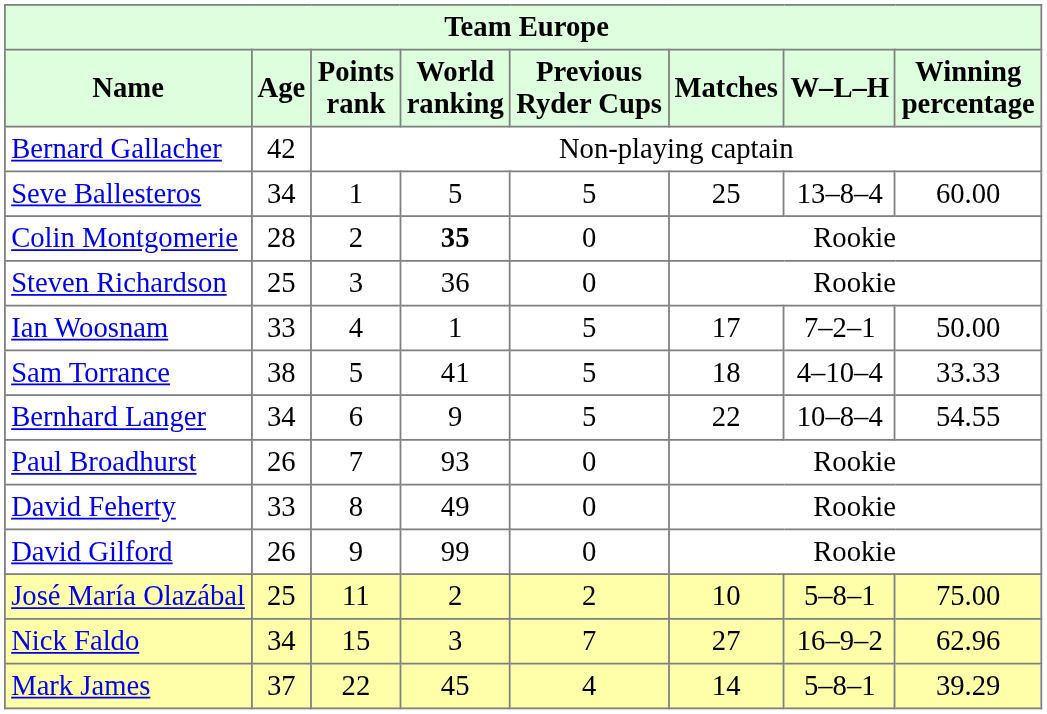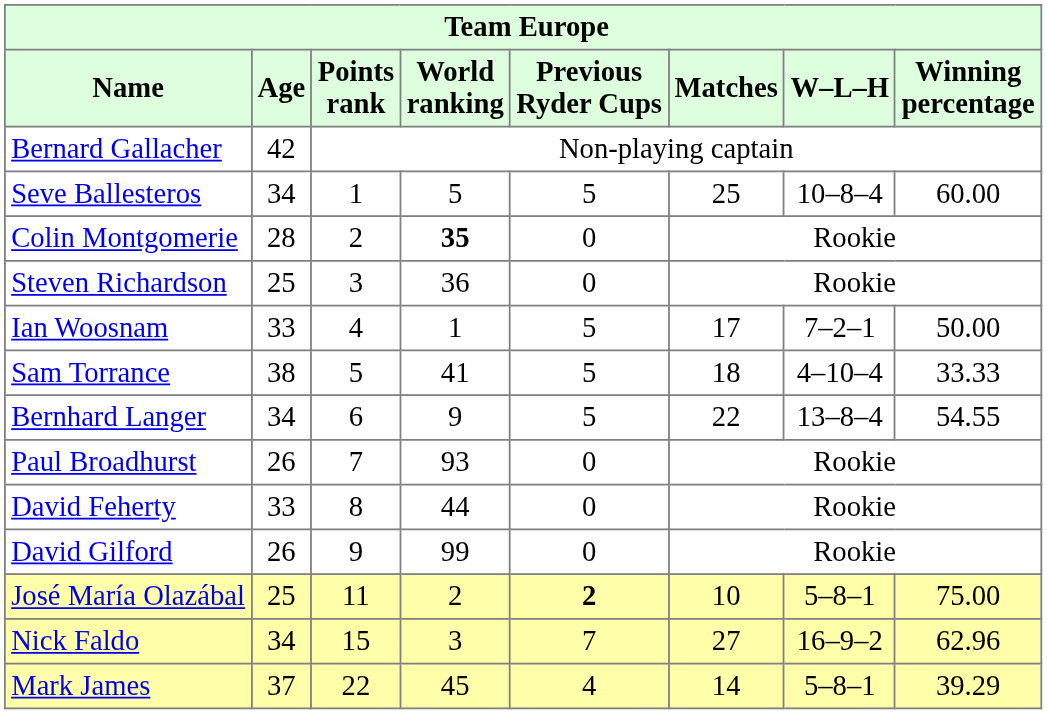(840, 193) 13–8–4 -> (840, 193) 10–8–4
(840, 417) 10–8–4 -> (840, 417) 13–8–4
(455, 506) 49 -> (455, 506) 44
(589, 596) normal -> (589, 596) bold
